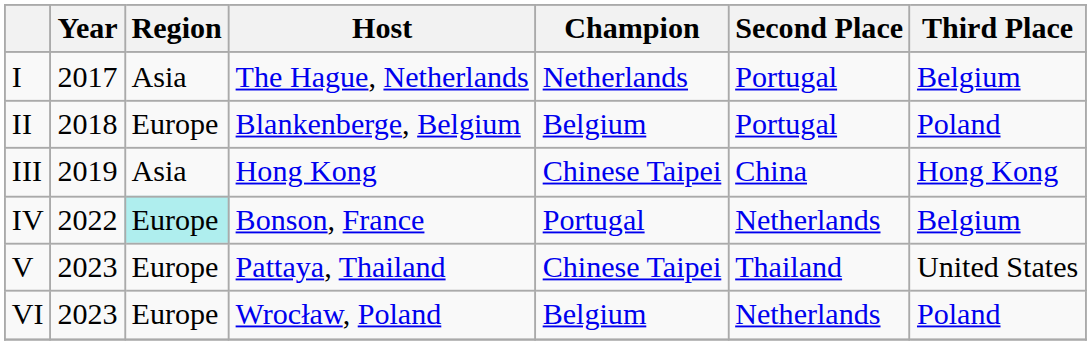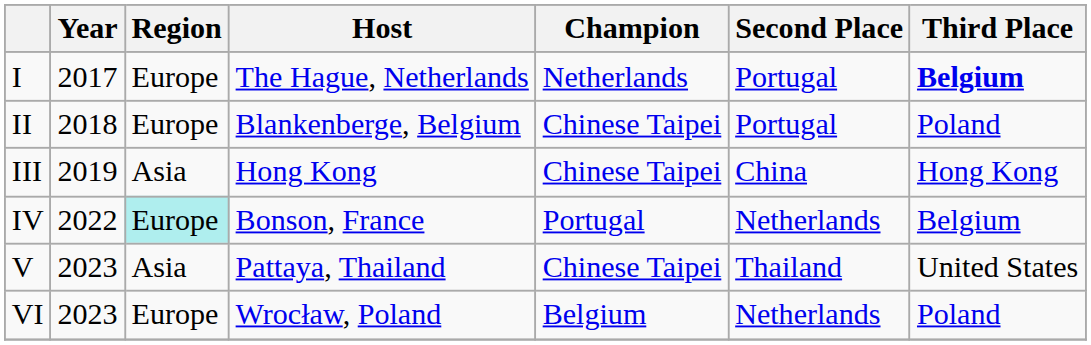(159, 76) Asia -> (175, 76) Europe
(969, 76) normal -> (970, 76) bold
(594, 123) Belgium -> (632, 123) Chinese Taipei
(175, 266) Europe -> (159, 266) Asia
